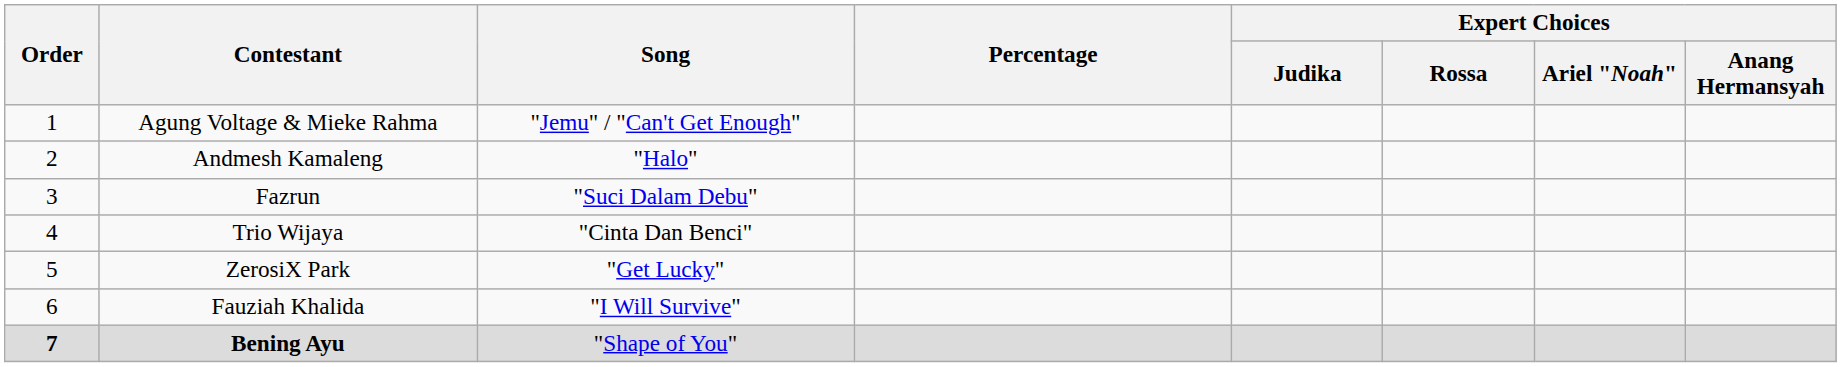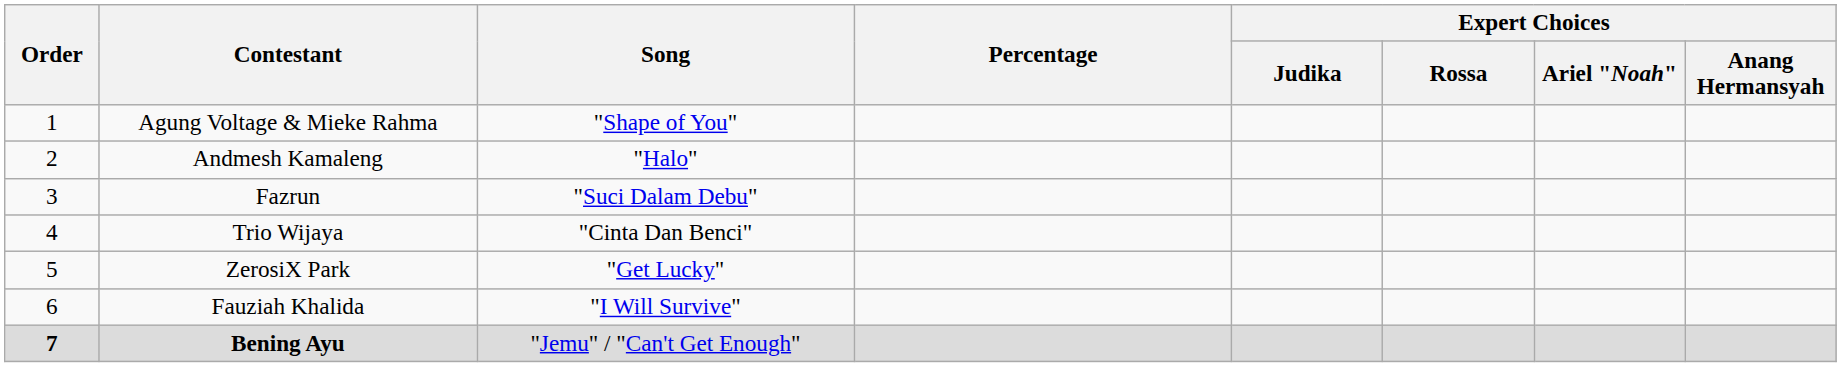(665, 122) "Jemu" / "Can't Get Enough" -> (665, 122) "Shape of You"
(665, 343) "Shape of You" -> (665, 343) "Jemu" / "Can't Get Enough"
